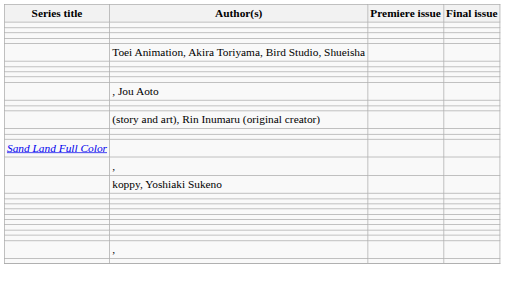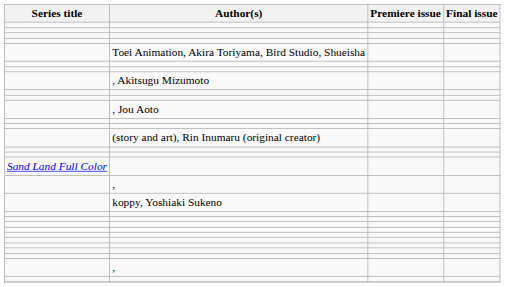+ row: (57, 81)
